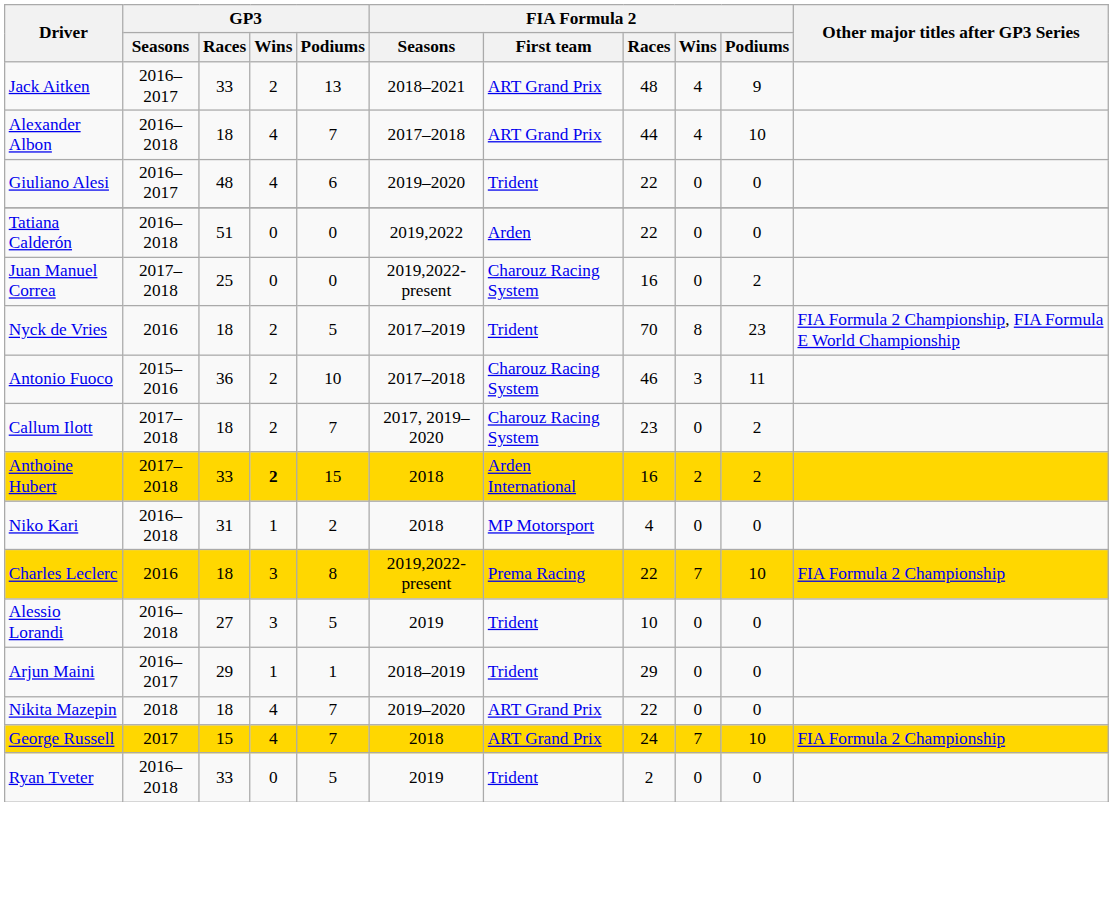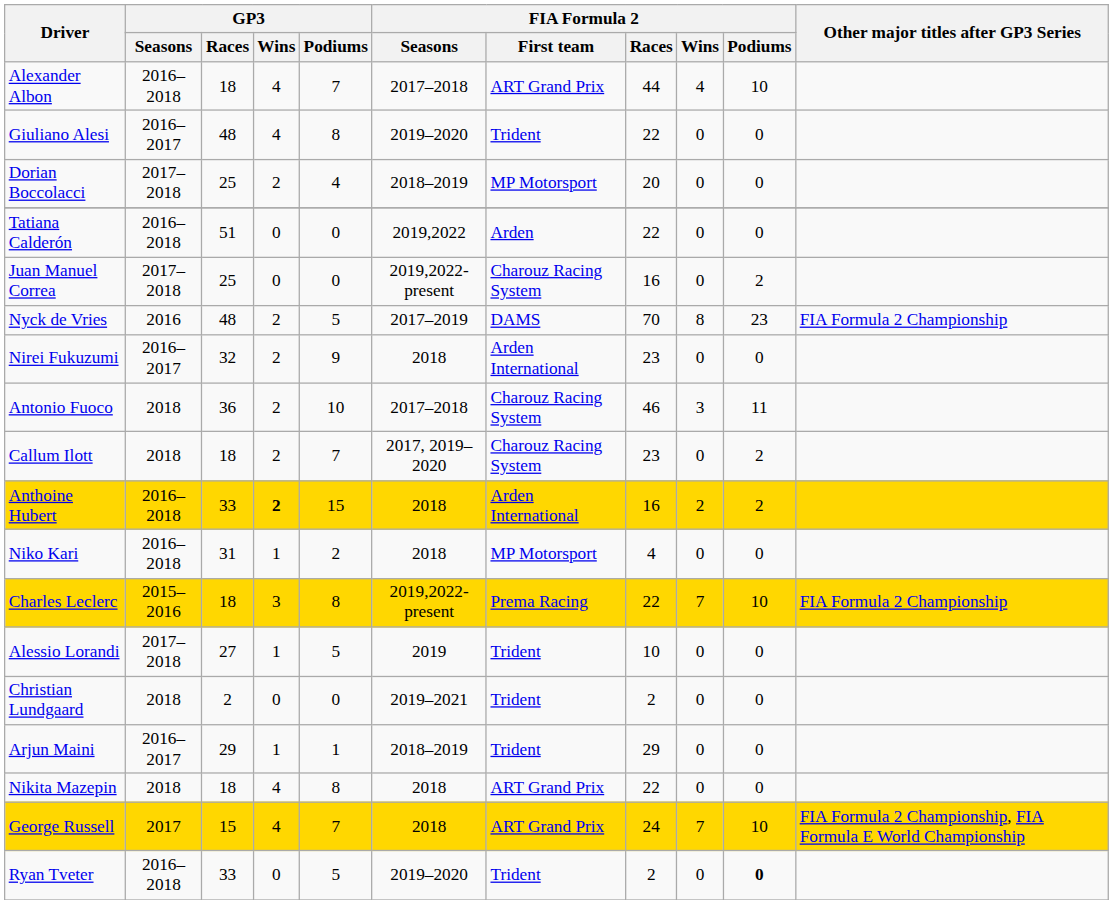- row: (49, 85)
(333, 183) 6 -> (336, 134) 8
+ row: (47, 183)
(225, 329) 18 -> (228, 319) 48
(513, 329) Trident -> (515, 319) DAMS
(950, 329) FIA Formula 2 Championship, FIA Formula E World Championship -> (904, 319) FIA Formula 2 Championship
+ row: (64, 358)
(161, 378) 2015–2016 -> (164, 406) 2018
(161, 427) 2017–2018 -> (164, 455) 2018
(161, 476) 2017–2018 -> (164, 504) 2016–2018
(161, 573) 2016 -> (164, 602) 2015–2016
(161, 622) 2016–2018 -> (164, 650) 2017–2018
(273, 622) 3 -> (276, 650) 1
+ row: (46, 699)
(333, 709) 7 -> (336, 787) 8
(426, 709) 2019–2020 -> (429, 787) 2018
(901, 738) FIA Formula 2 Championship -> (922, 825) FIA Formula 2 Championship, FIA Formula E World Championship
(426, 777) 2019 -> (429, 874) 2019–2020
(757, 777) normal -> (759, 874) bold
